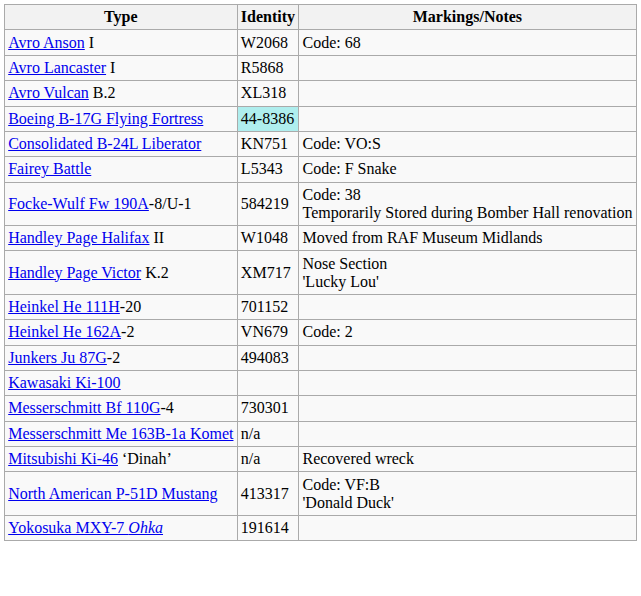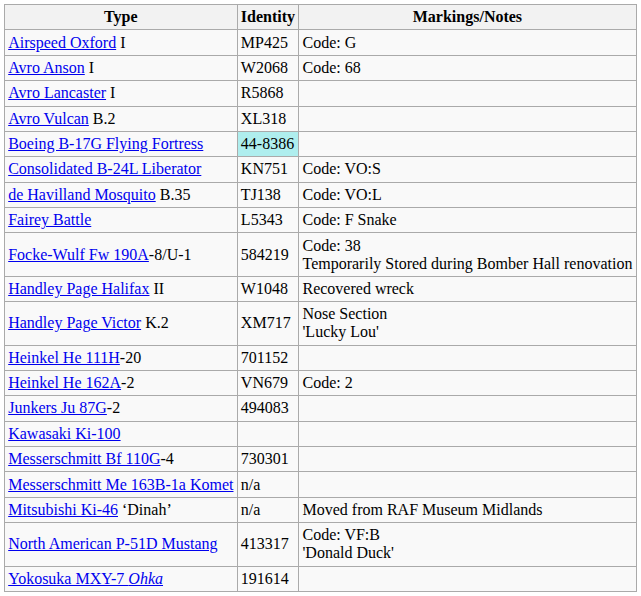+ row: (67, 42)
+ row: (99, 194)
(422, 238) Moved from RAF Museum Midlands -> (358, 288) Recovered wreck
(358, 459) Recovered wreck -> (422, 509) Moved from RAF Museum Midlands
